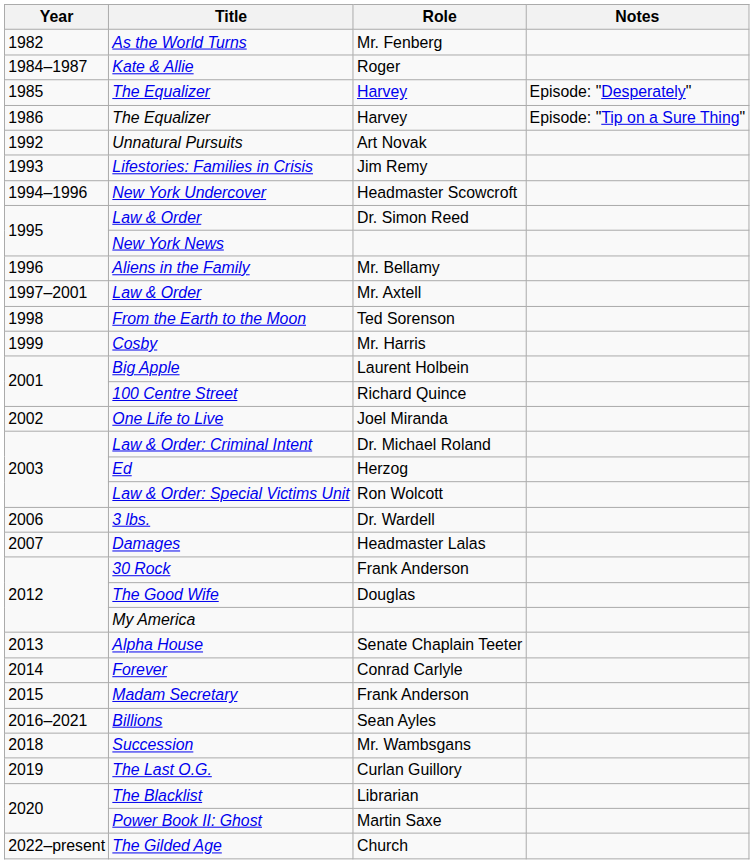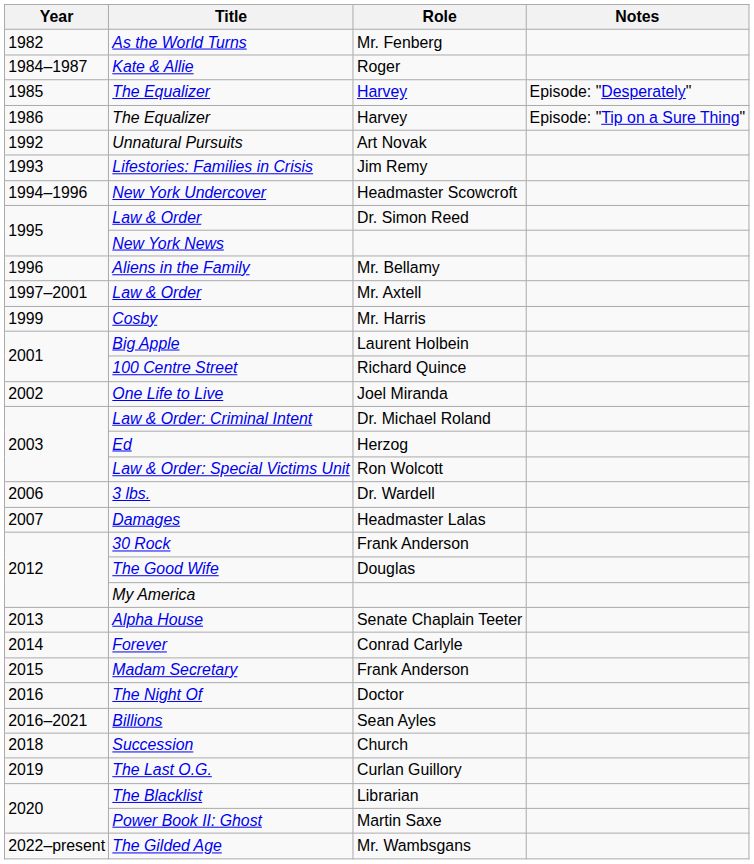- row: (26, 318)
+ row: (26, 695)
(414, 745) Mr. Wambsgans -> (383, 745) Church
(383, 846) Church -> (414, 846) Mr. Wambsgans
